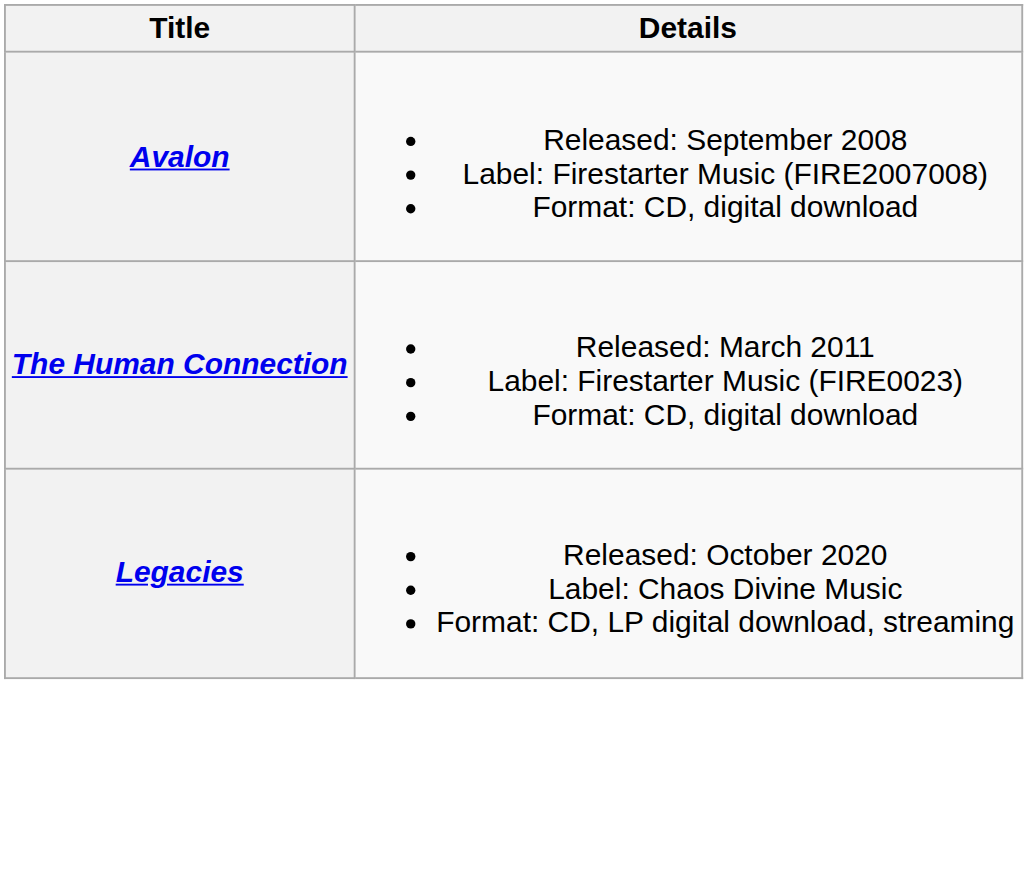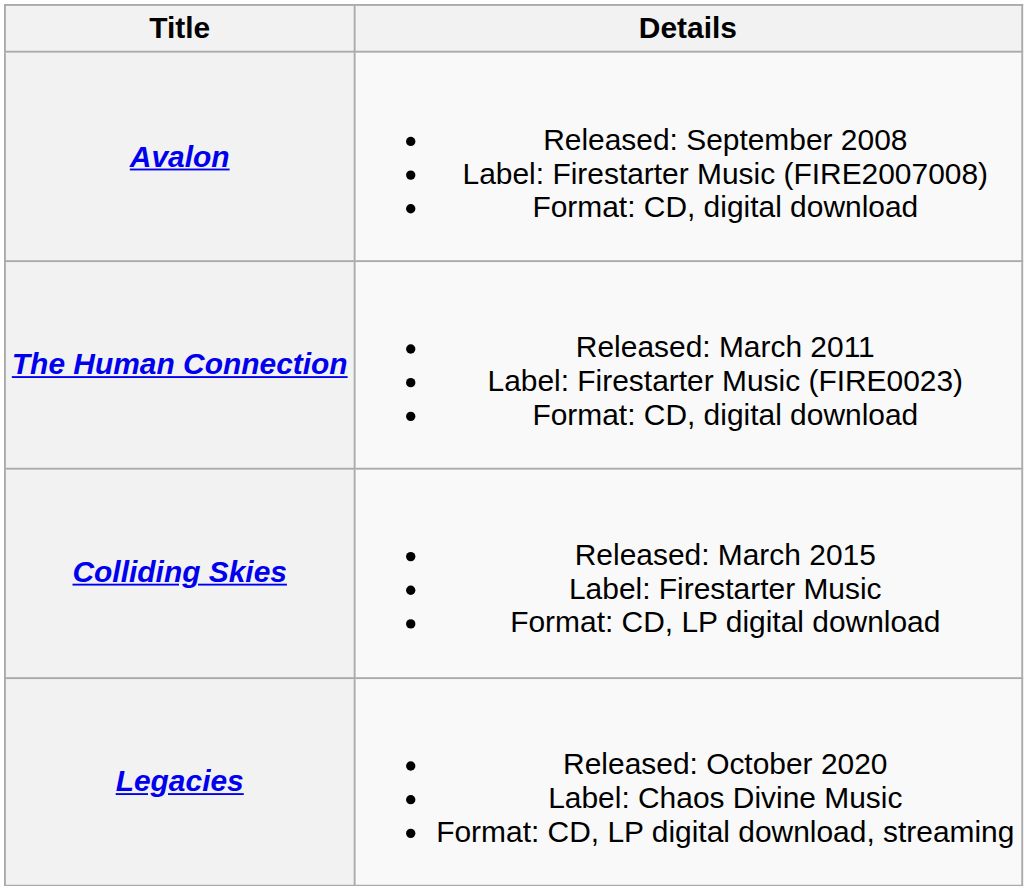+ row: (180, 572)
